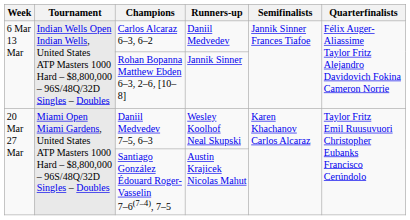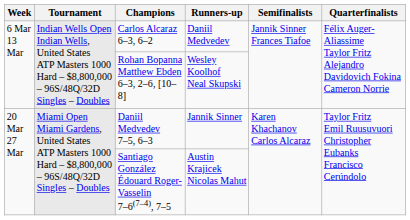(215, 60) Jannik Sinner -> (214, 72) Wesley Koolhof Neal Skupski
(214, 129) Wesley Koolhof Neal Skupski -> (215, 117) Jannik Sinner
